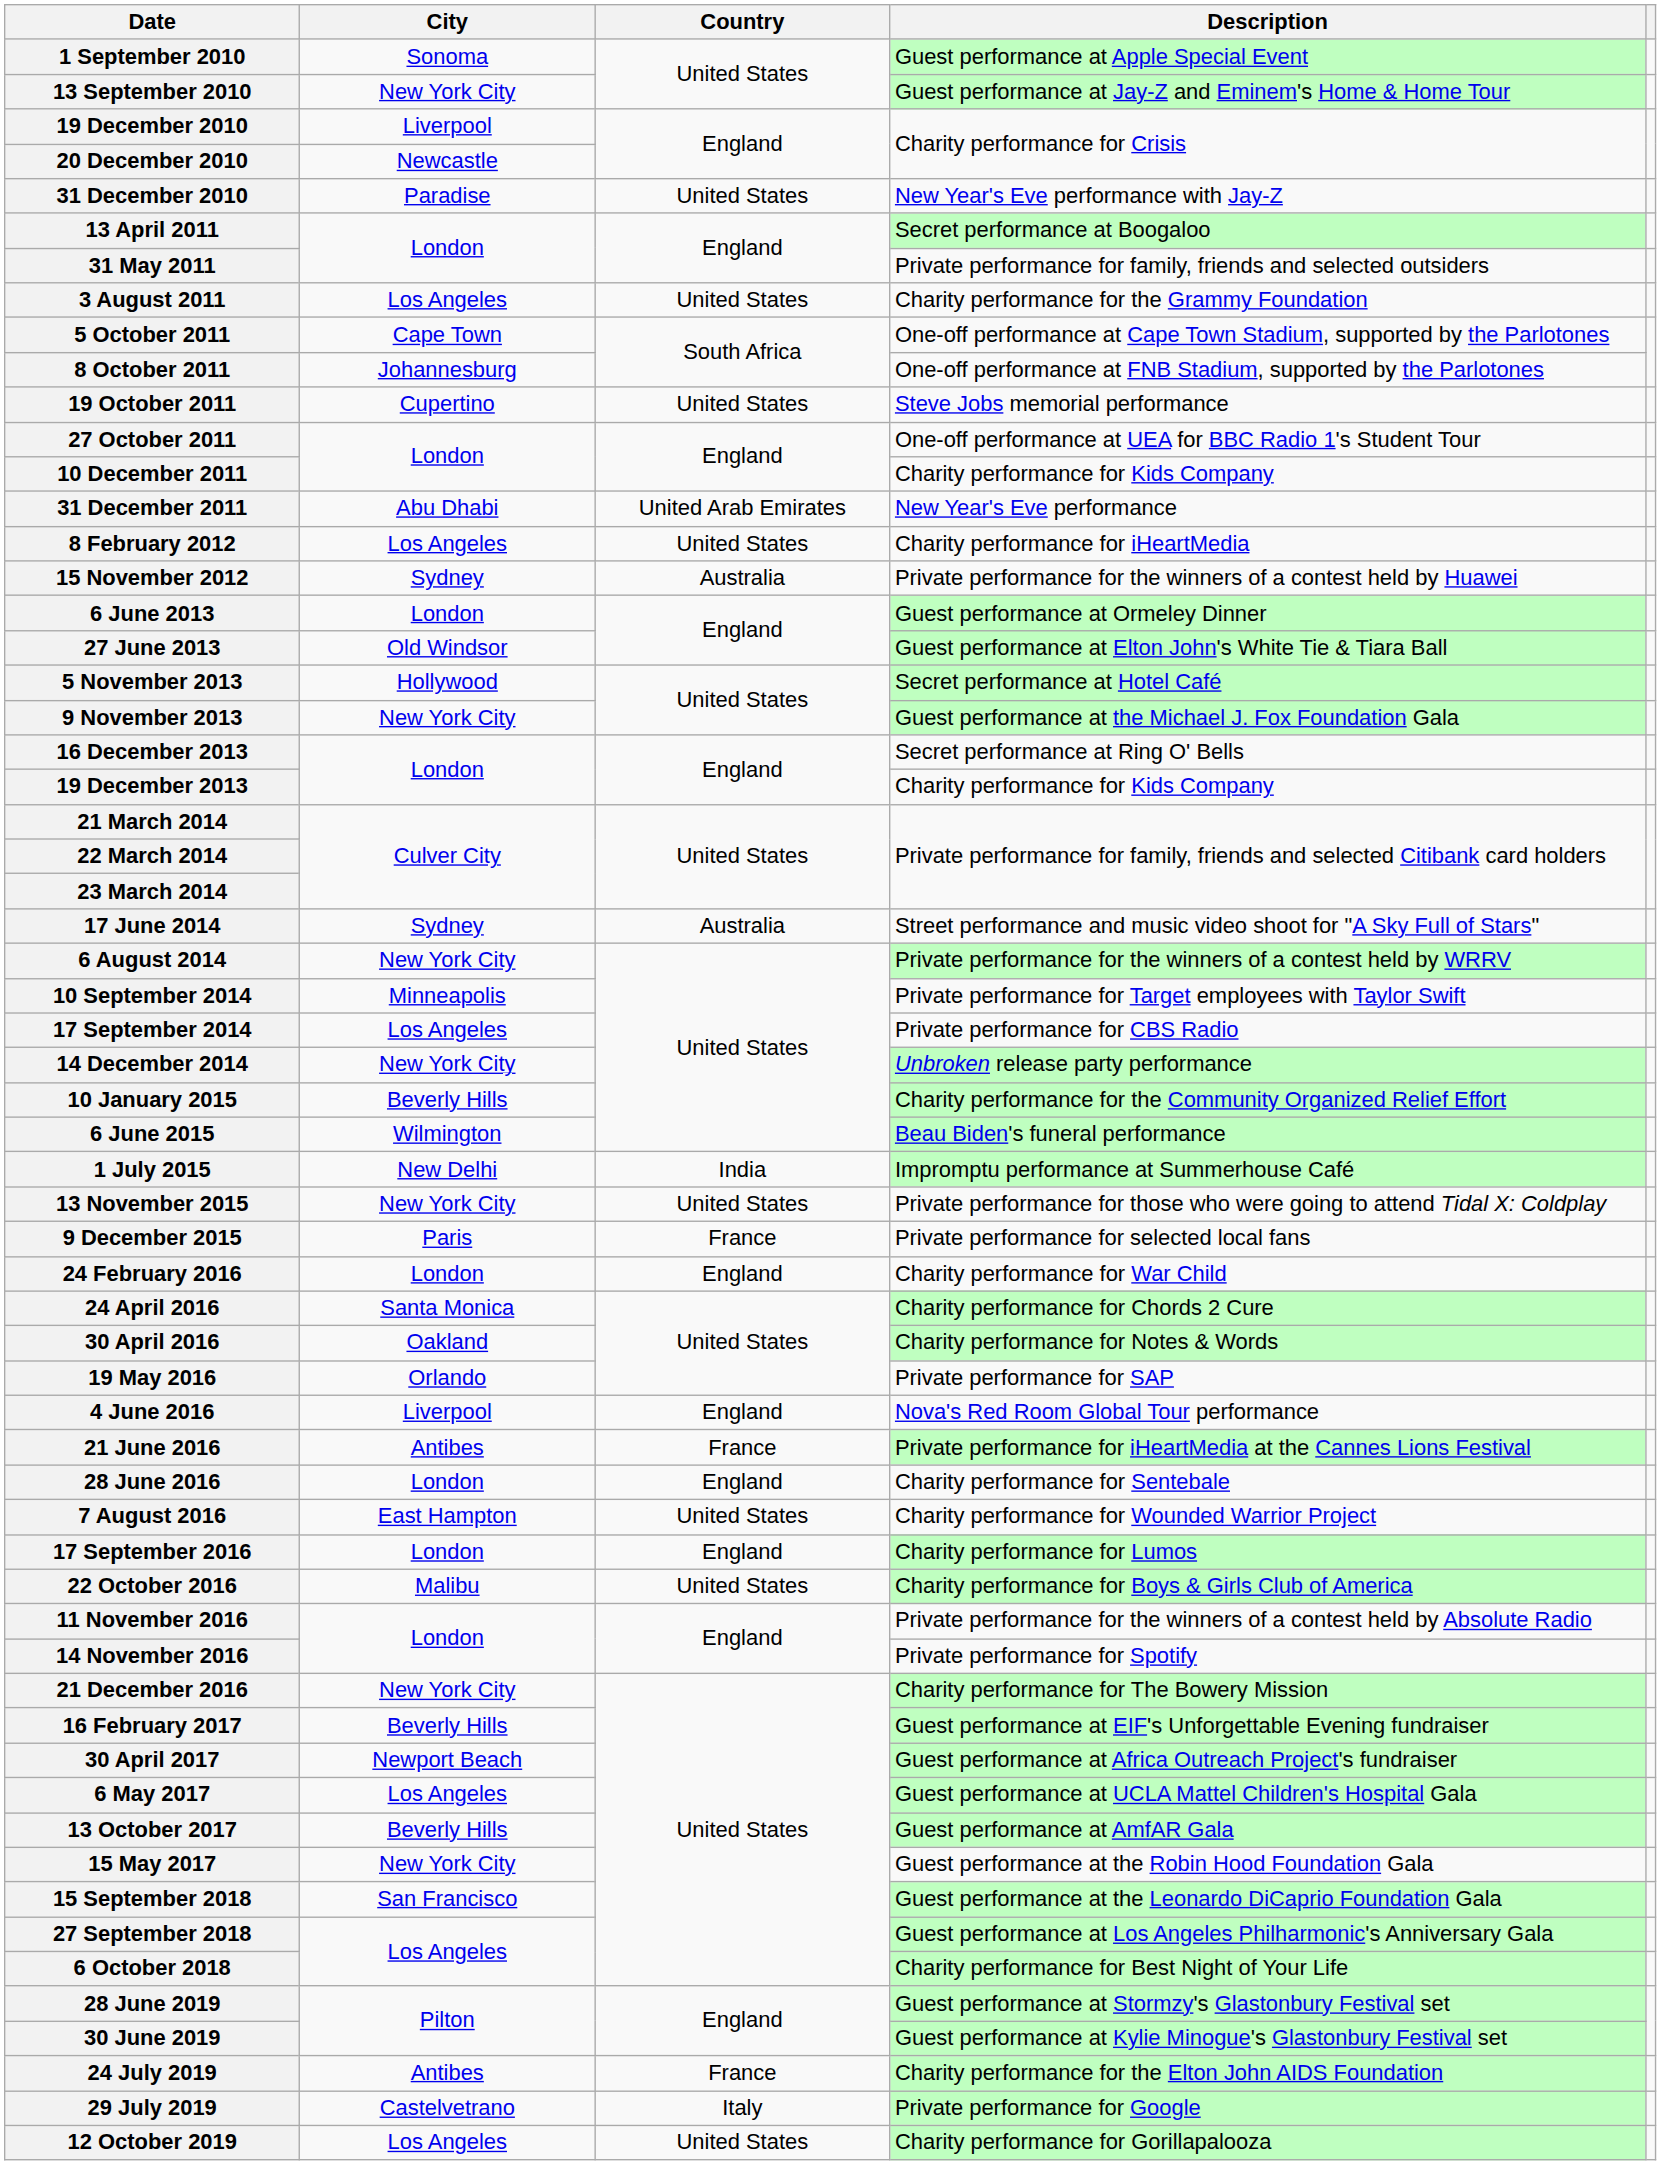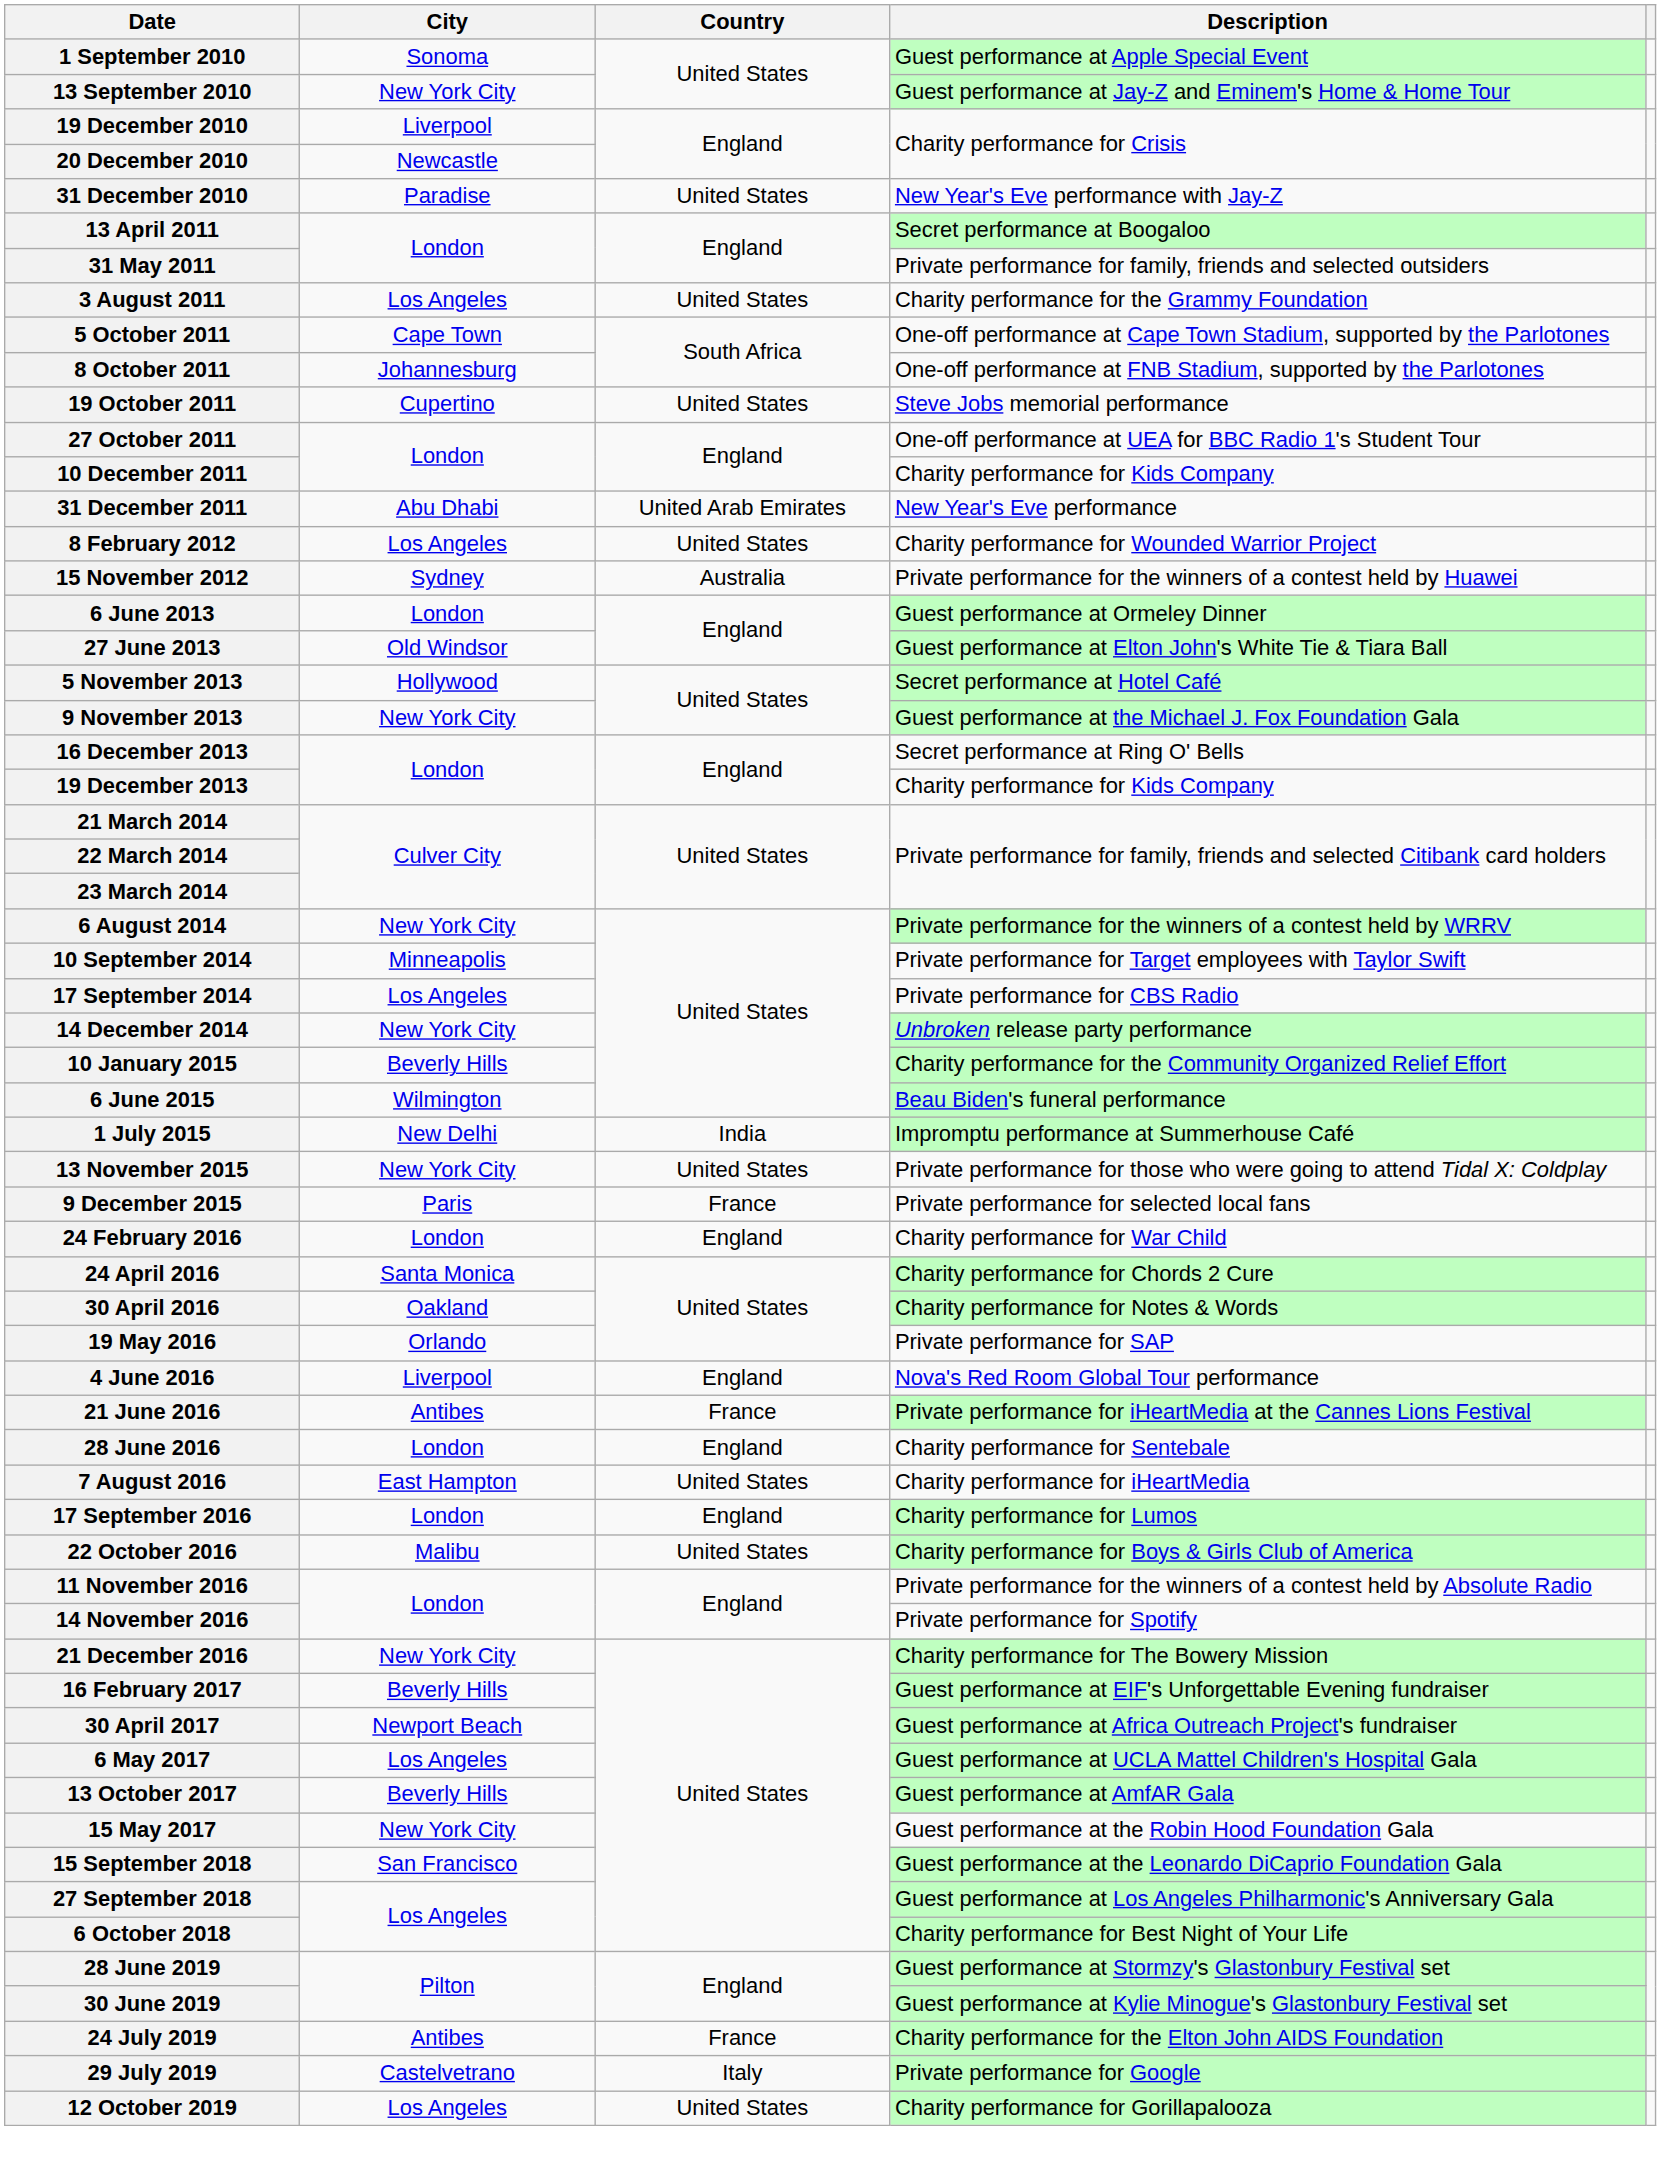(1072, 543) Charity performance for iHeartMedia -> (1136, 543) Charity performance for Wounded Warrior Project
- row: (152, 925)
(1136, 1516) Charity performance for Wounded Warrior Project -> (1072, 1481) Charity performance for iHeartMedia
